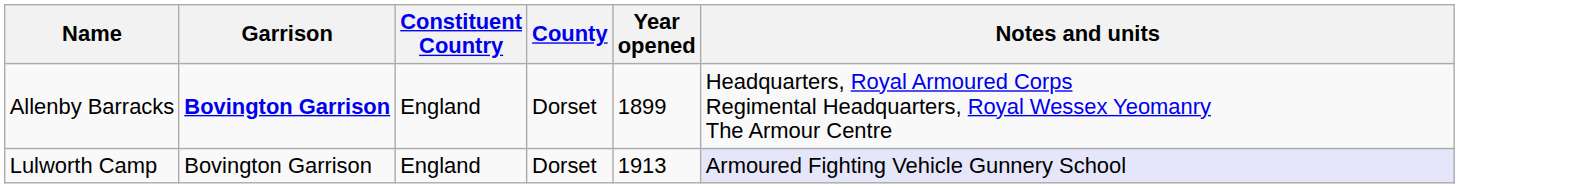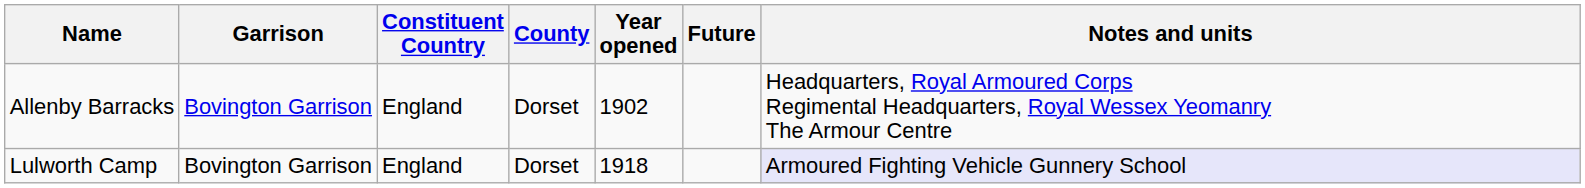+ column: (722, 34)
(287, 105) bold -> (278, 105) normal
(642, 105) 1899 -> (624, 105) 1902
(642, 165) 1913 -> (624, 165) 1918
